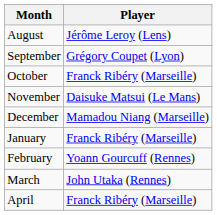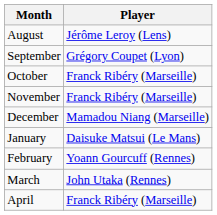(133, 97) Daisuke Matsui (Le Mans) -> (131, 97) Franck Ribéry (Marseille)
(131, 138) Franck Ribéry (Marseille) -> (133, 138) Daisuke Matsui (Le Mans)
